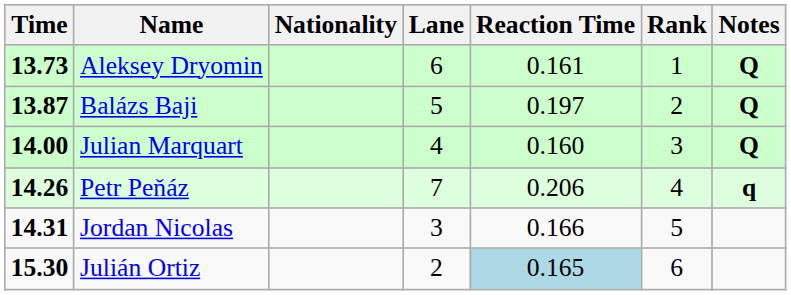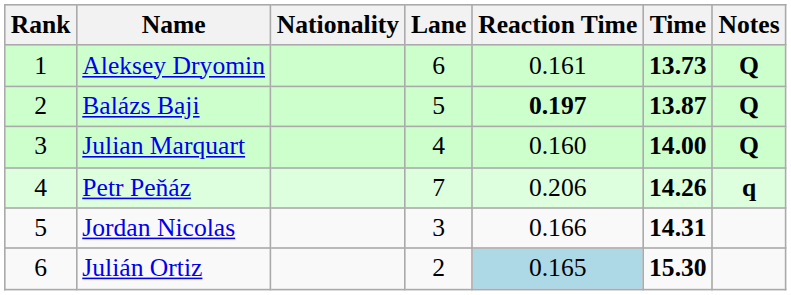columns swapped: (677, 24) <-> (39, 24)
(556, 106) normal -> (558, 106) bold
